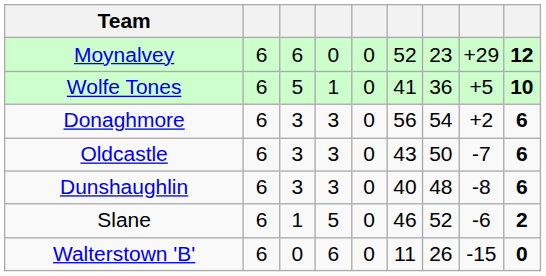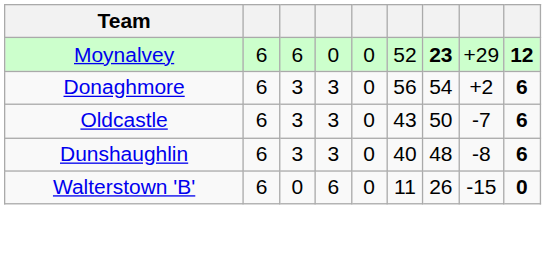(441, 54) normal -> (441, 54) bold
- row: (124, 87)
- row: (124, 220)
